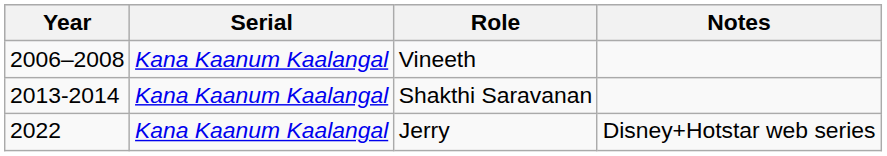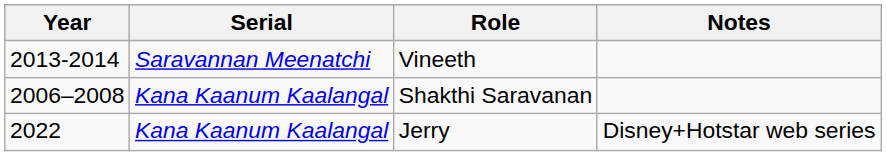(67, 58) 2006–2008 -> (65, 58) 2013-2014
(262, 58) Kana Kaanum Kaalangal -> (253, 58) Saravannan Meenatchi
(65, 95) 2013-2014 -> (67, 95) 2006–2008
